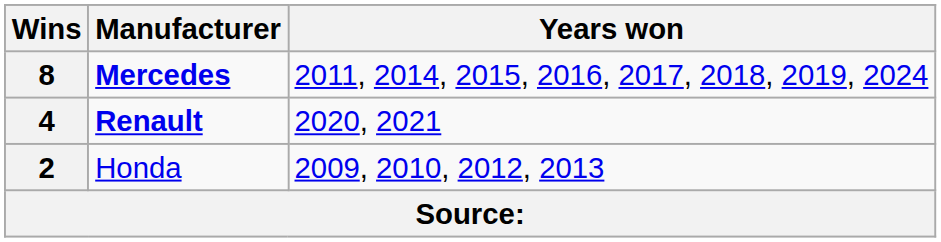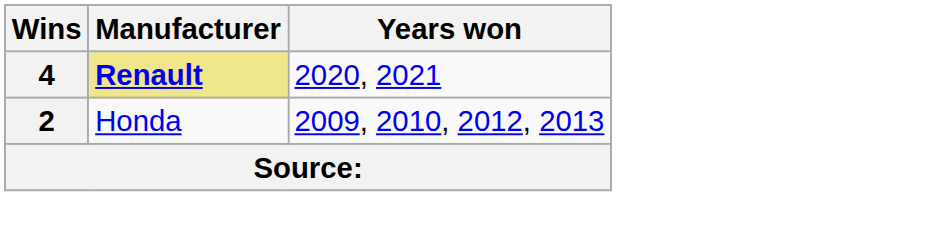- row: (47, 75)
(149, 121) no background -> (149, 75) khaki background
